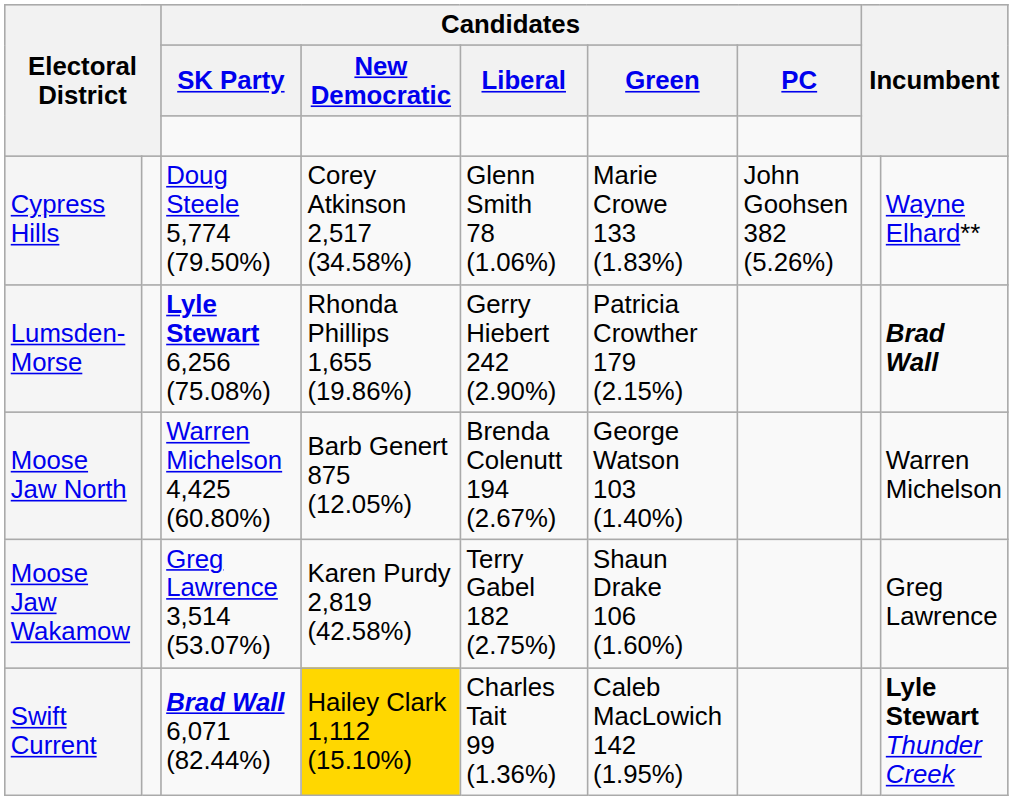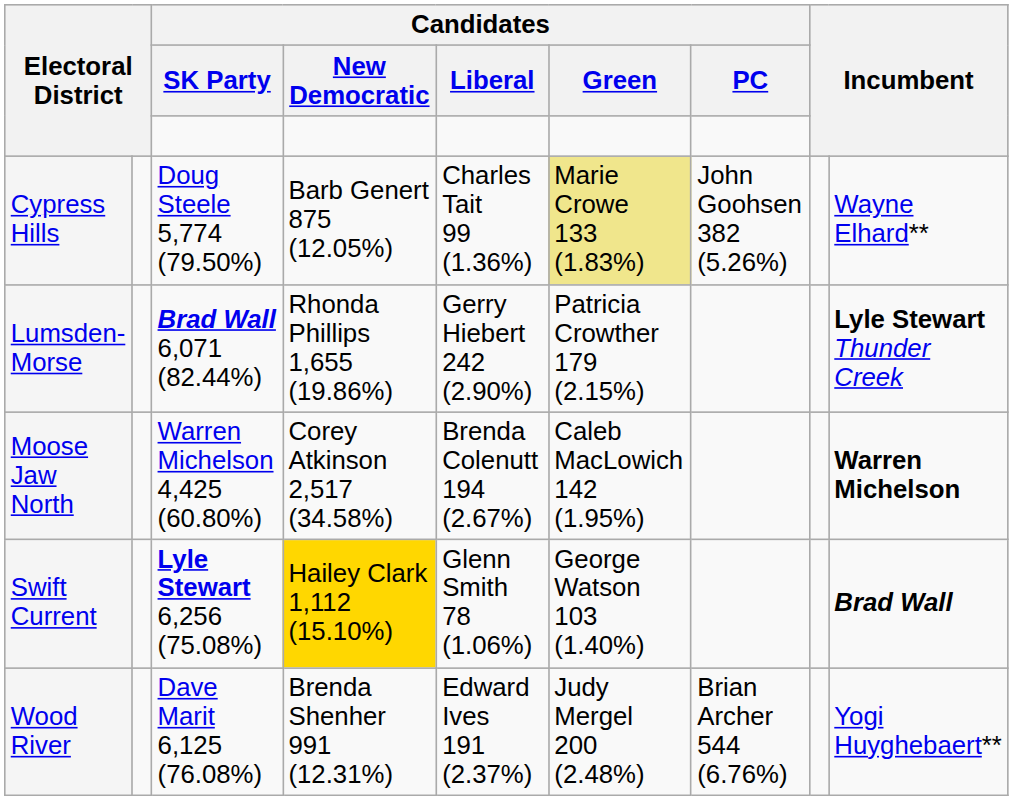(360, 219) Corey Atkinson 2,517 (34.58%) -> (359, 219) Barb Genert 875 (12.05%)
(511, 219) Glenn Smith 78 (1.06%) -> (487, 219) Charles Tait 99 (1.36%)
(638, 219) no background -> (599, 219) khaki background
(218, 347) Lyle Stewart 6,256 (75.08%) -> (217, 347) Brad Wall 6,071 (82.44%)
(915, 347) Brad Wall -> (910, 347) Lyle Stewart Thunder Creek
(378, 475) Barb Genert 875 (12.05%) -> (341, 475) Corey Atkinson 2,517 (34.58%)
(638, 475) George Watson 103 (1.40%) -> (619, 475) Caleb MacLowich 142 (1.95%)
(944, 475) normal -> (897, 475) bold
- row: (70, 603)
(225, 731) Brad Wall 6,071 (82.44%) -> (210, 603) Lyle Stewart 6,256 (75.08%)
(511, 731) Charles Tait 99 (1.36%) -> (487, 603) Glenn Smith 78 (1.06%)
(658, 731) Caleb MacLowich 142 (1.95%) -> (599, 603) George Watson 103 (1.40%)
(934, 731) Lyle Stewart Thunder Creek -> (893, 603) Brad Wall
+ row: (44, 731)
